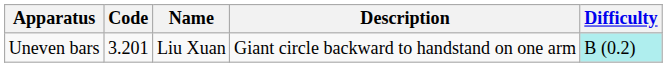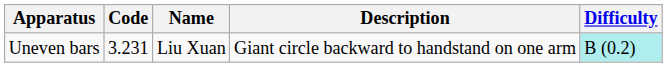(128, 47) 3.201 -> (128, 47) 3.231
